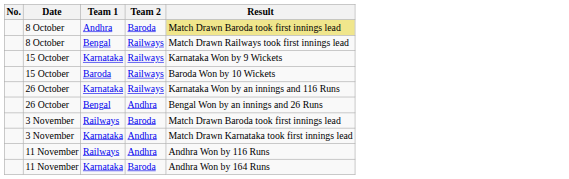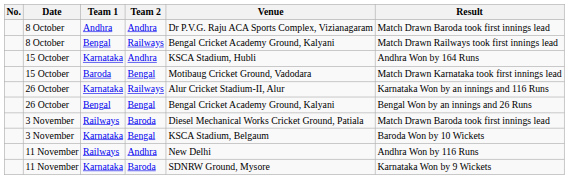+ column: (271, 12)
(142, 27) Baroda -> (142, 27) Andhra
(255, 27) khaki background -> (464, 27) no background
(146, 58) Railways -> (142, 58) Andhra
(225, 58) Karnataka Won by 9 Wickets -> (428, 58) Andhra Won by 164 Runs
(146, 74) Railways -> (141, 74) Bengal
(222, 74) Baroda Won by 10 Wickets -> (470, 74) Match Drawn Karnataka took first innings lead
(142, 105) Andhra -> (141, 105) Bengal
(142, 136) Andhra -> (141, 136) Bengal
(261, 136) Match Drawn Karnataka took first innings lead -> (431, 136) Baroda Won by 10 Wickets
(219, 167) Andhra Won by 164 Runs -> (434, 167) Karnataka Won by 9 Wickets
